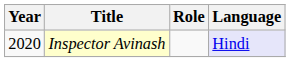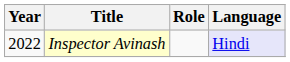(25, 43) 2020 -> (25, 43) 2022
